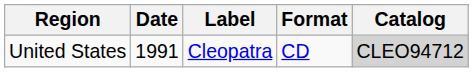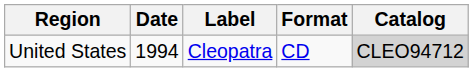(157, 50) 1991 -> (157, 50) 1994
